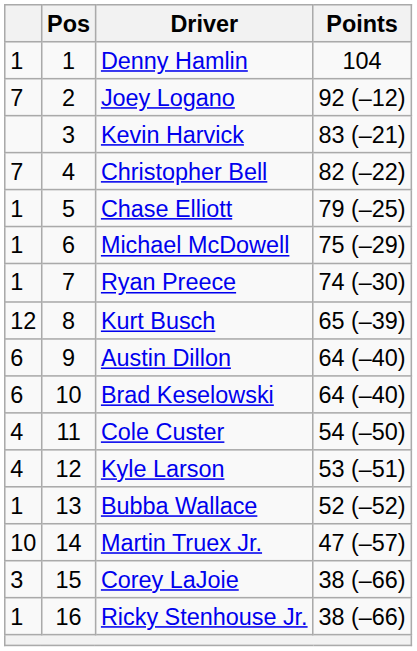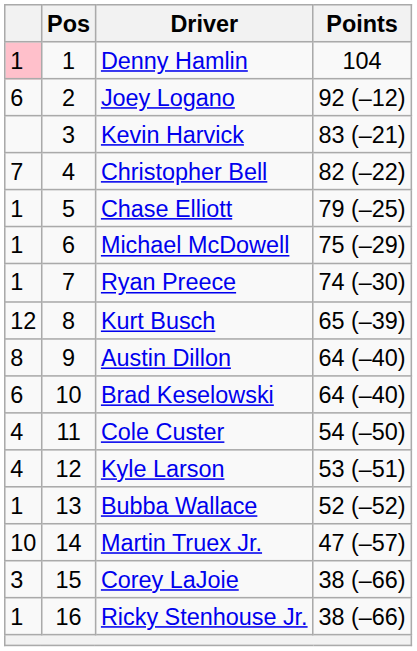(17, 61) no background -> (17, 61) pink background
(17, 98) 7 -> (17, 98) 6
(17, 357) 6 -> (17, 357) 8
